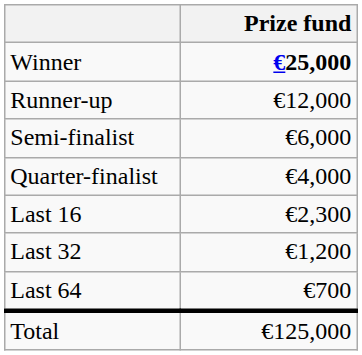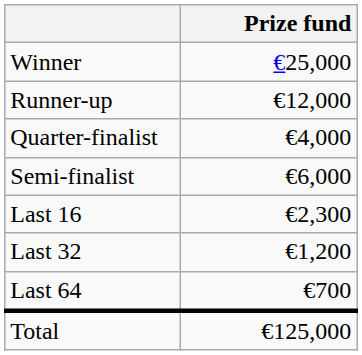(312, 61) bold -> (312, 61) normal
rows swapped: (72, 137) <-> (84, 175)
